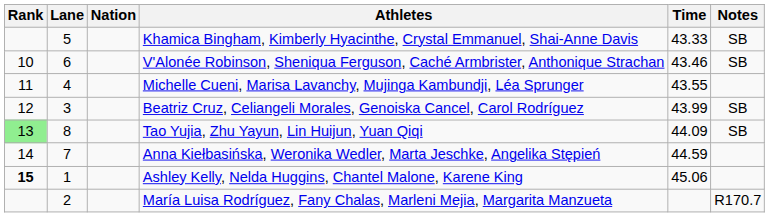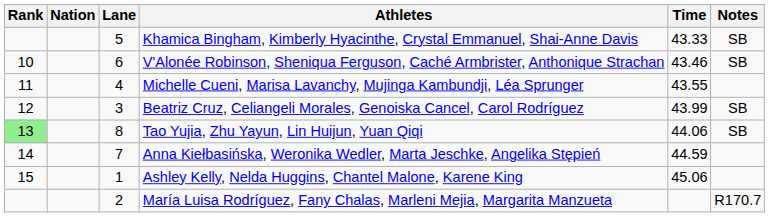columns swapped: (67, 16) <-> (113, 16)
(689, 131) 44.09 -> (689, 131) 44.06
(26, 177) bold -> (26, 177) normal
